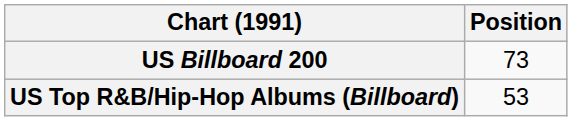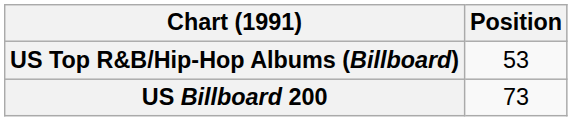rows swapped: (235, 60) <-> (235, 97)
